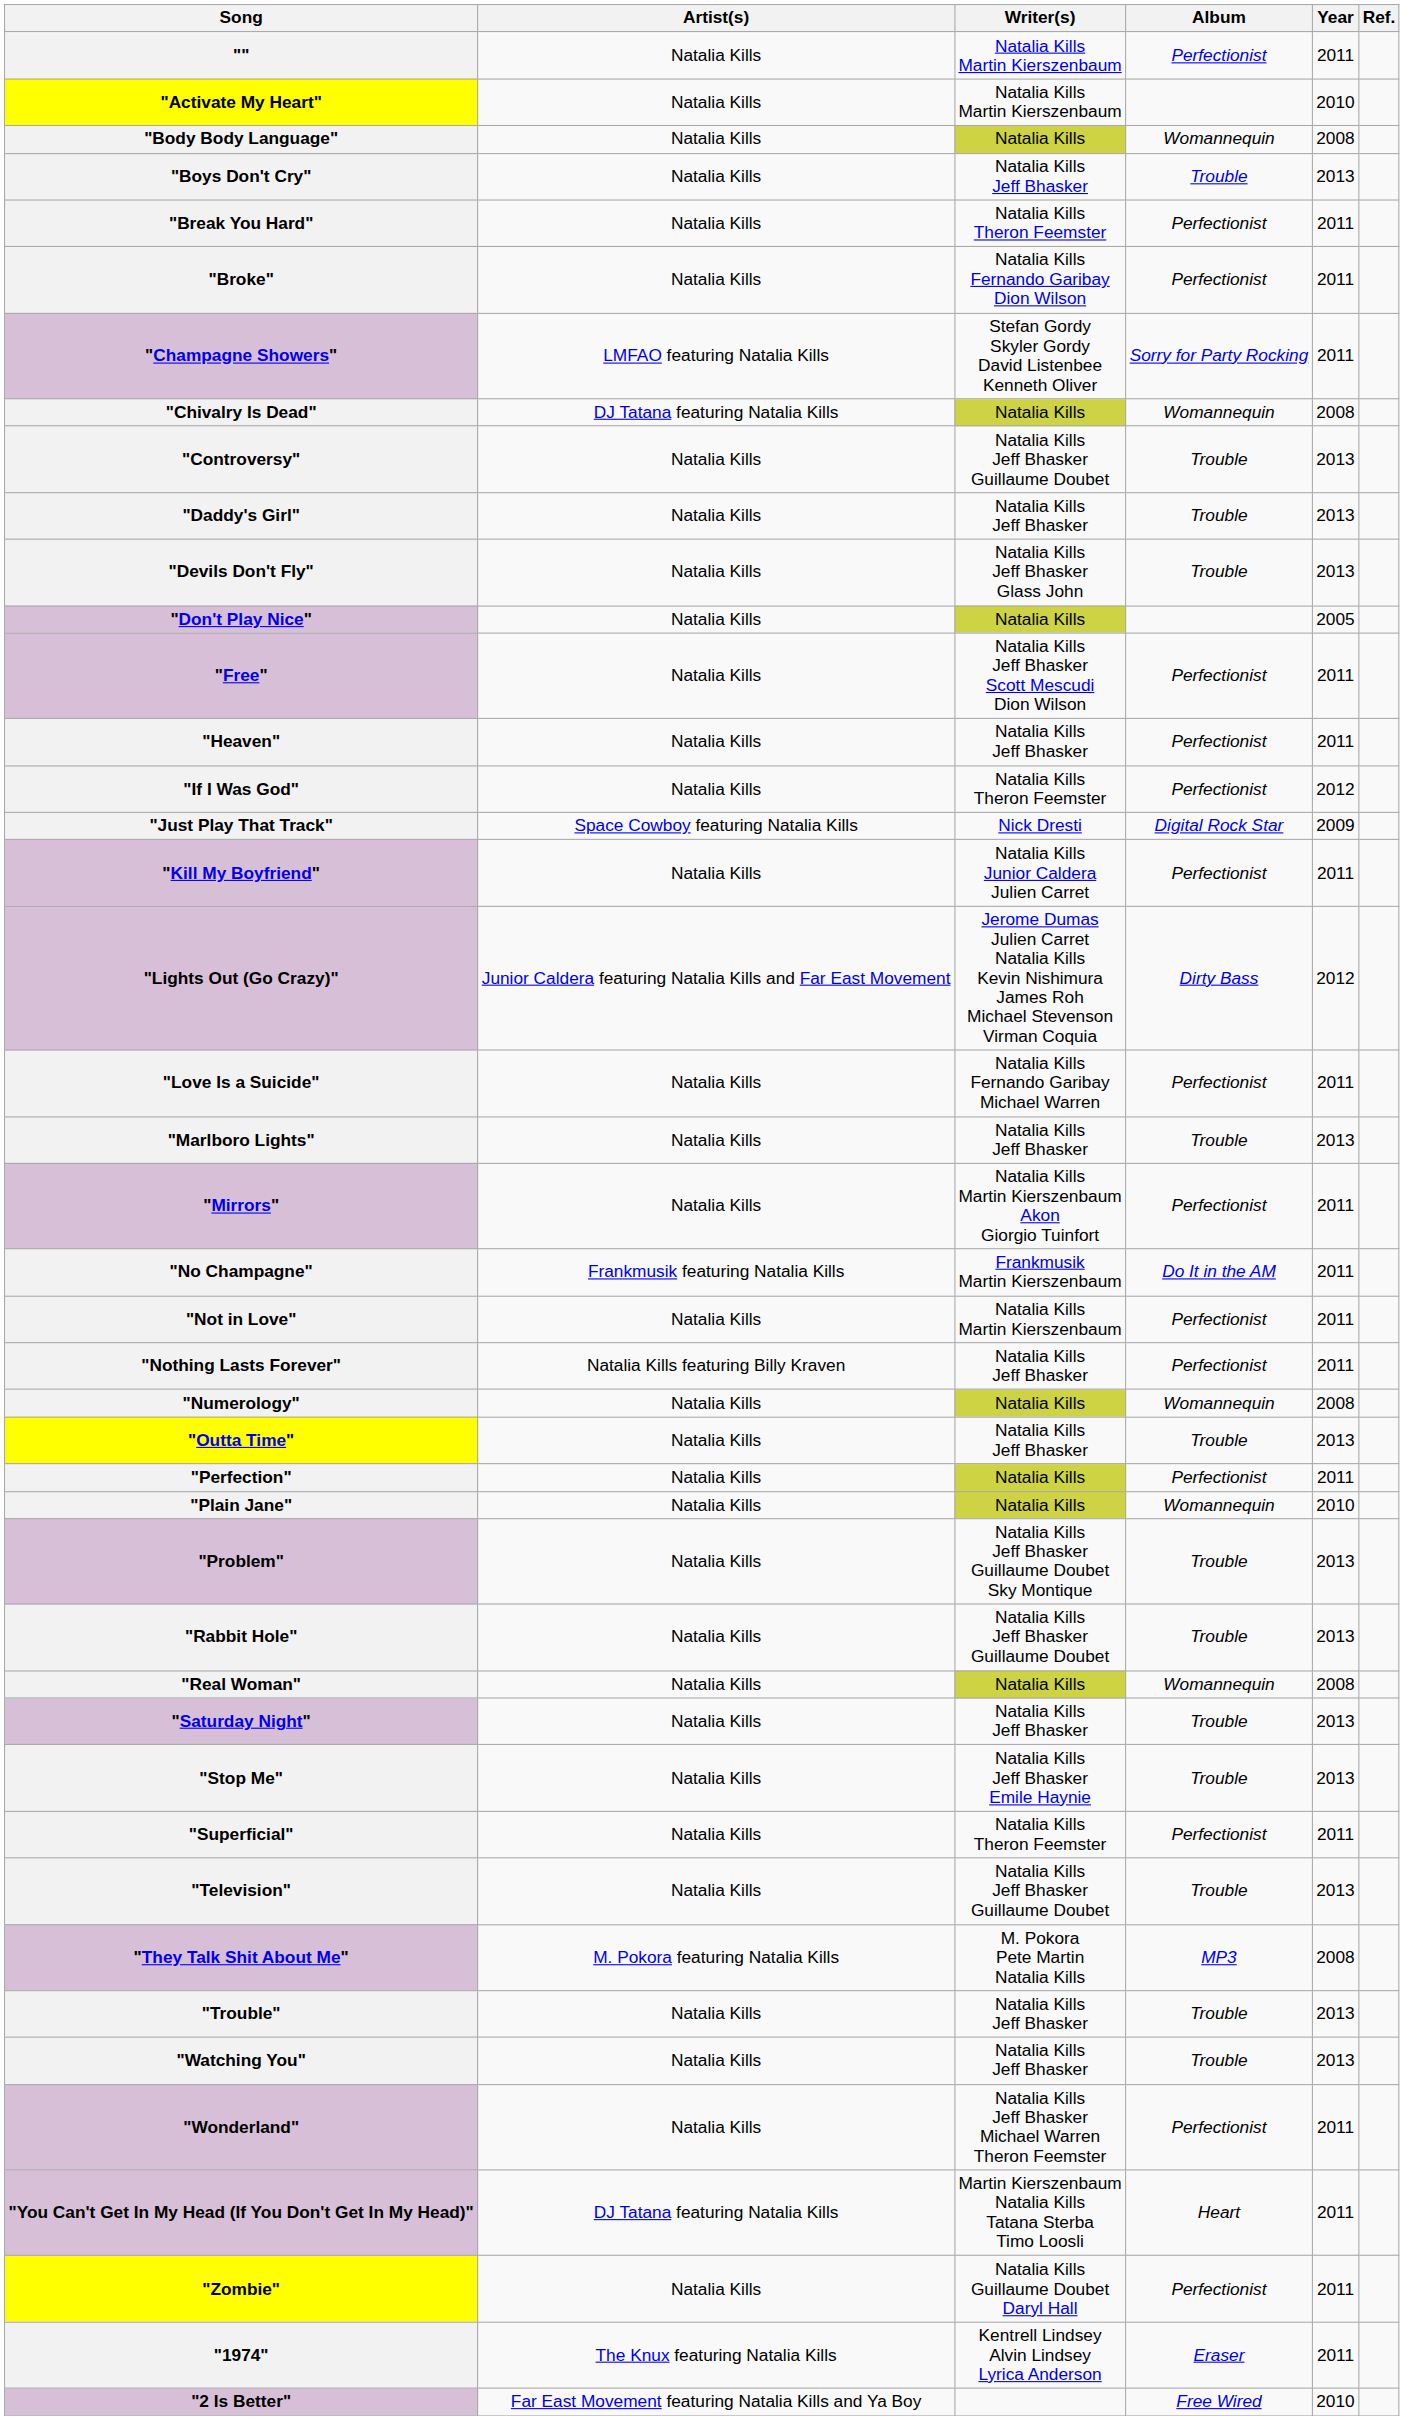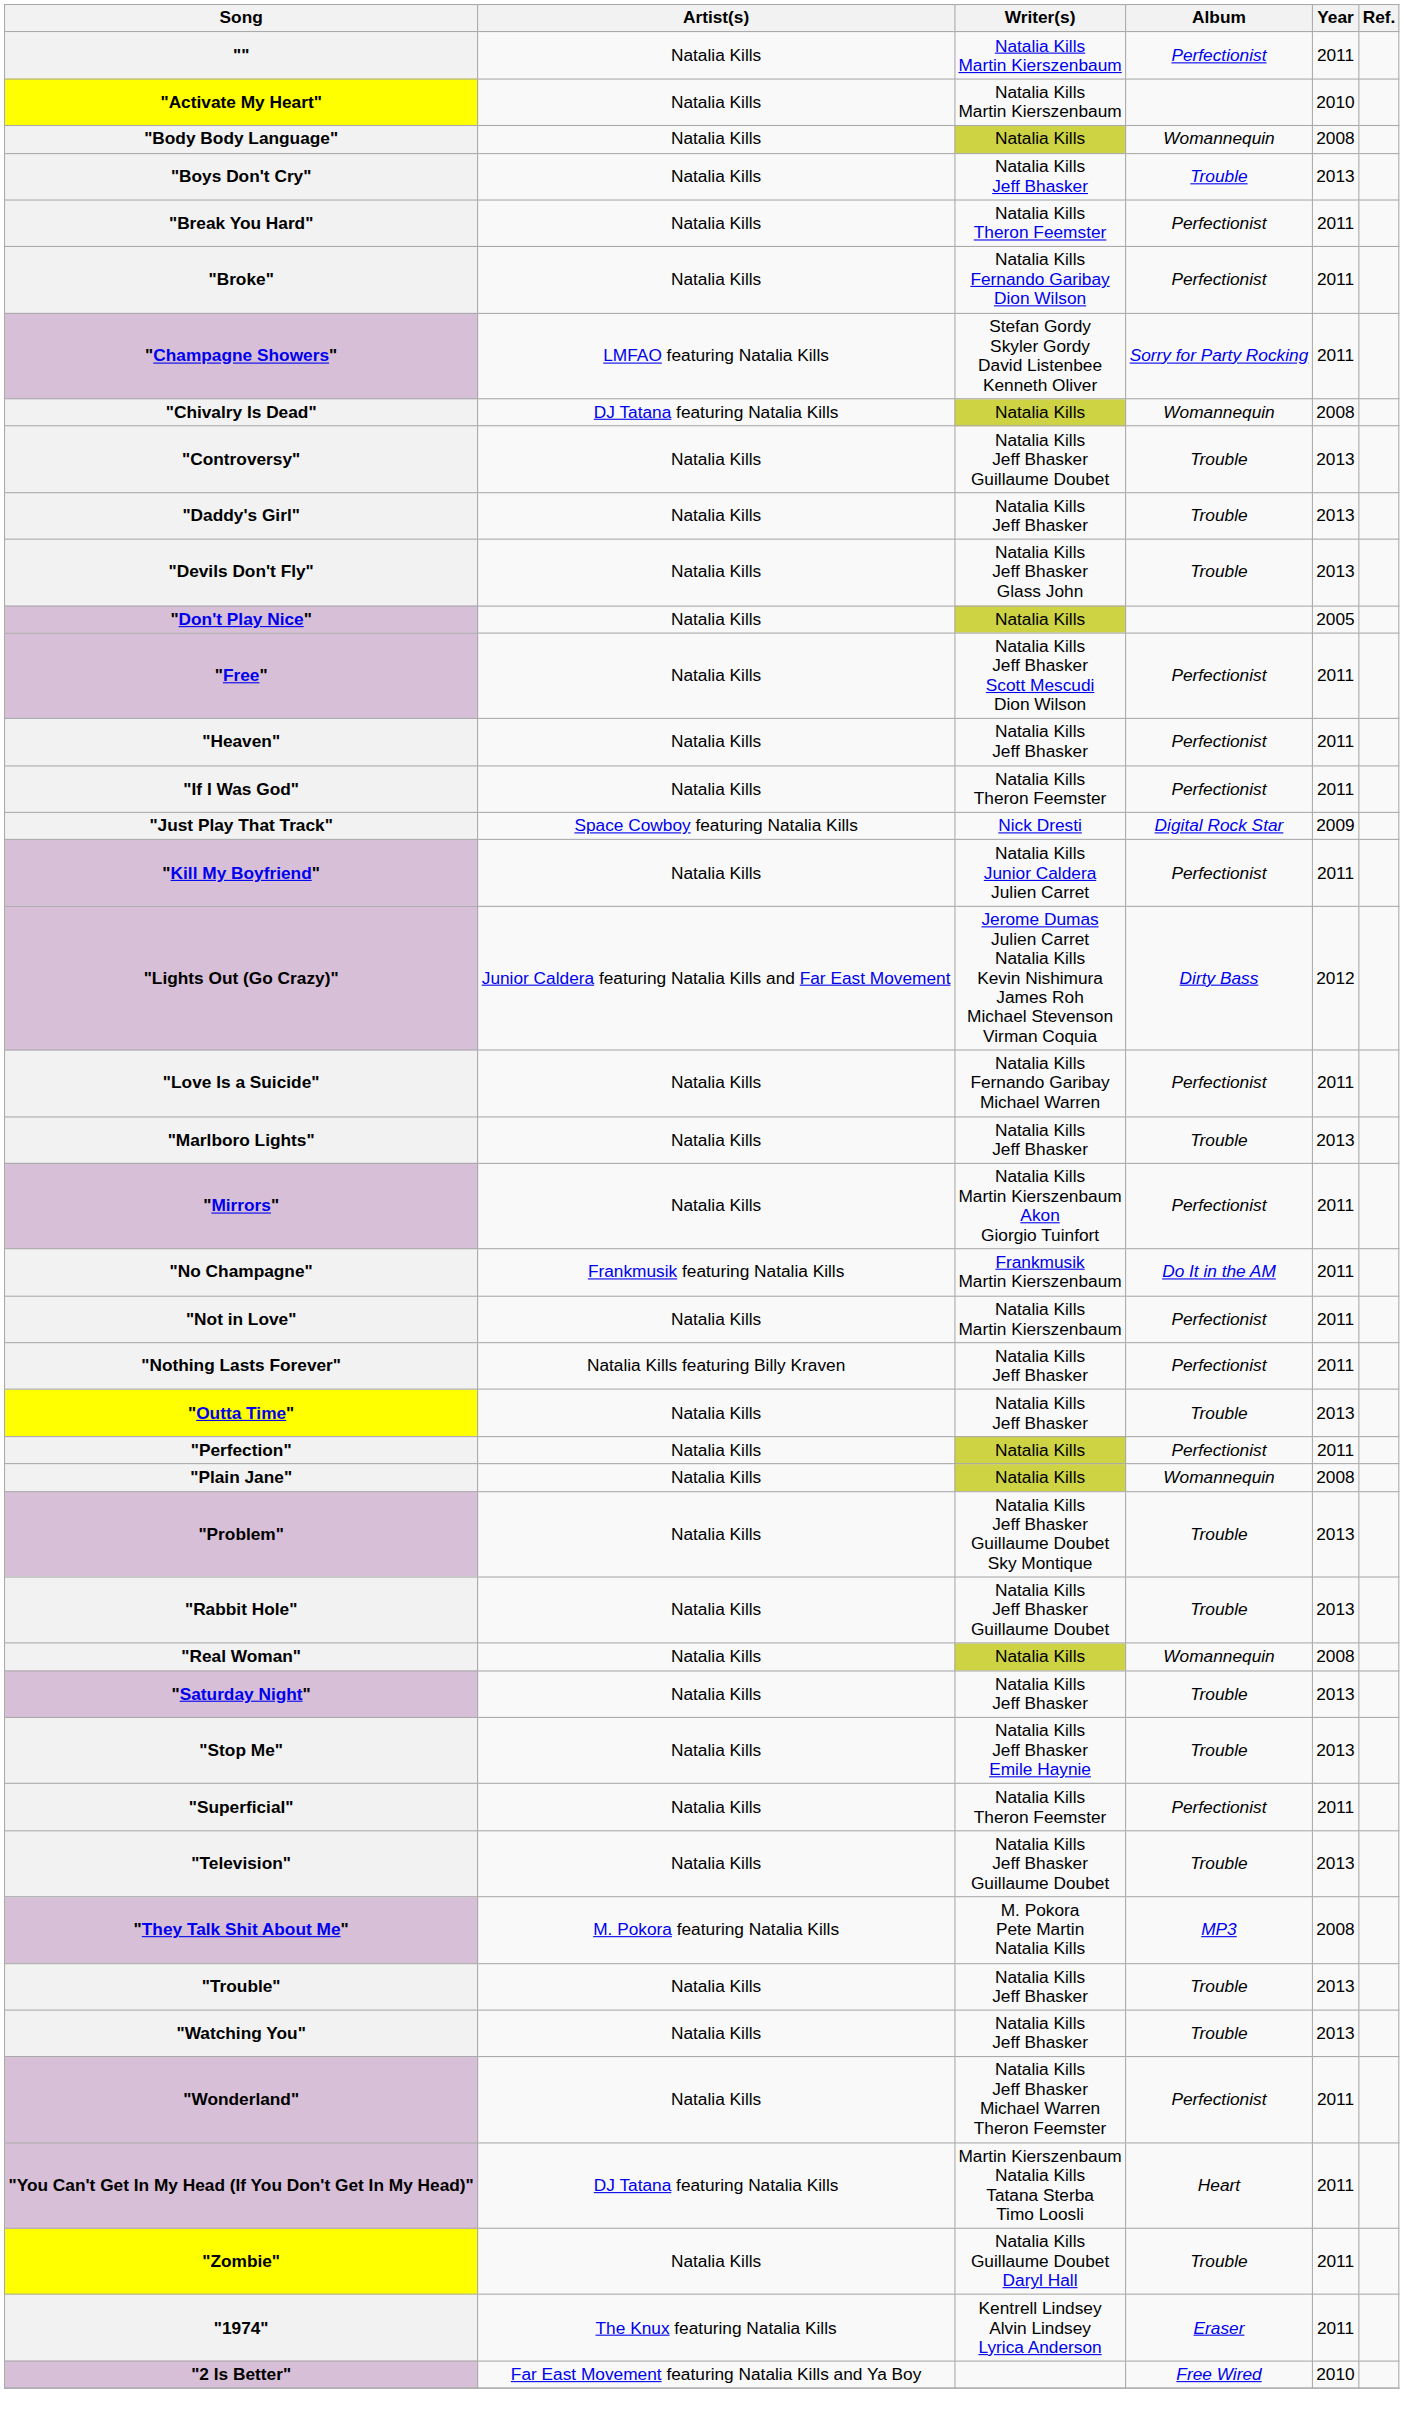(1335, 788) 2012 -> (1335, 788) 2011
- row: (241, 1403)
(1335, 1504) 2010 -> (1335, 1477) 2008
(1219, 2288) Perfectionist -> (1219, 2261) Trouble
